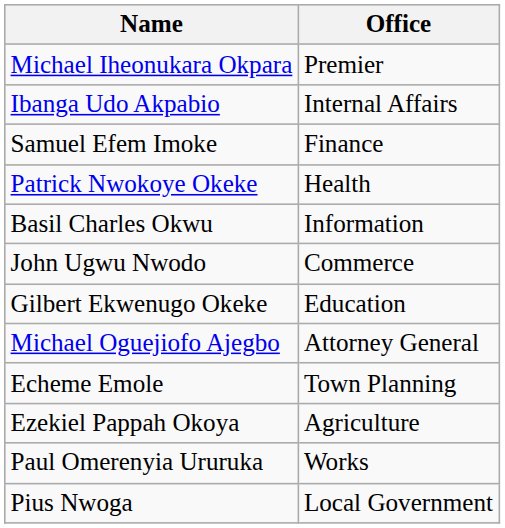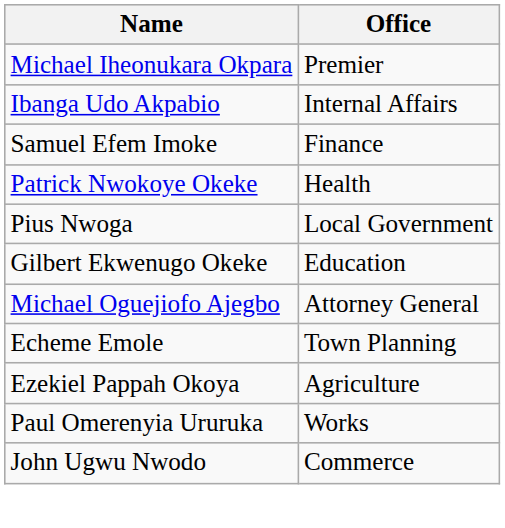- row: (112, 223)
rows swapped: (108, 263) <-> (72, 502)
